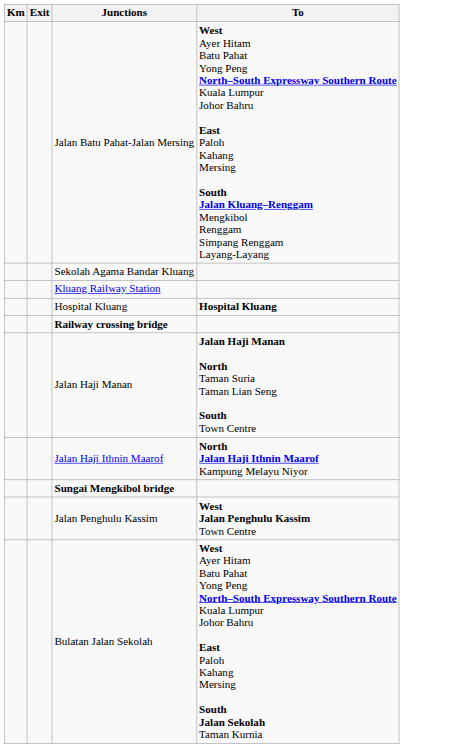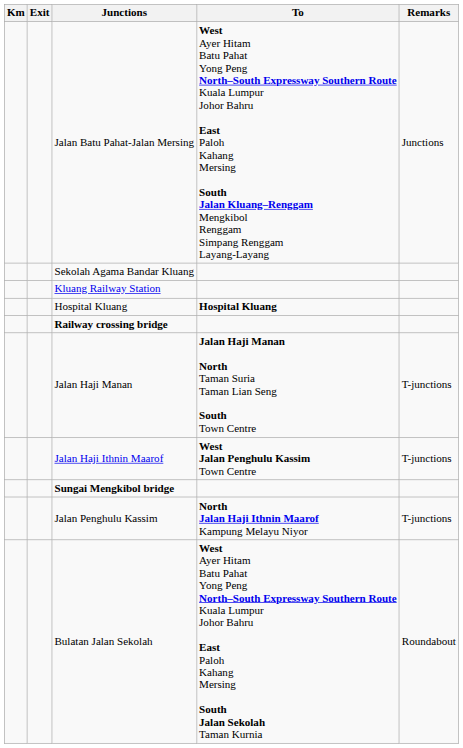+ column: (429, 13)
(259, 458) North Jalan Haji Ithnin Maarof Kampung Melayu Niyor -> (255, 458) West Jalan Penghulu Kassim Town Centre
(255, 518) West Jalan Penghulu Kassim Town Centre -> (259, 518) North Jalan Haji Ithnin Maarof Kampung Melayu Niyor
